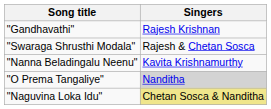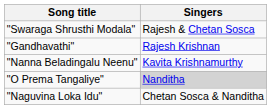rows swapped: (40, 29) <-> (71, 46)
(203, 96) khaki background -> (203, 96) no background
